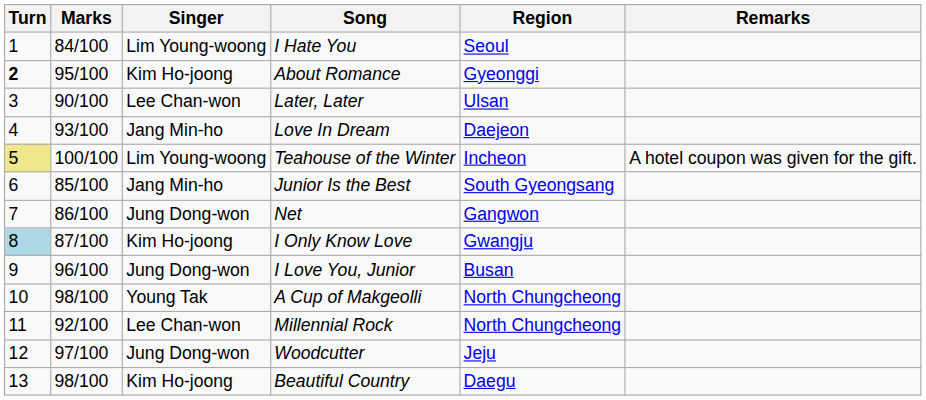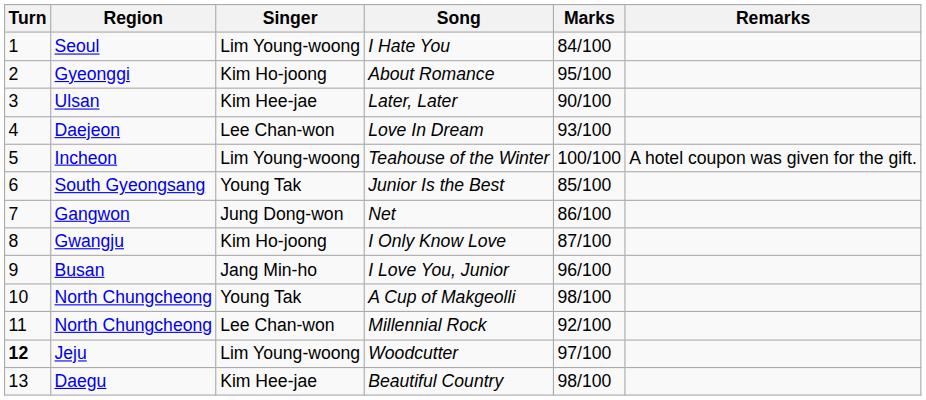columns swapped: (542, 18) <-> (86, 18)
(14, 74) bold -> (14, 74) normal
(183, 102) Lee Chan-won -> (269, 102) Kim Hee-jae
(175, 130) Jang Min-ho -> (277, 130) Lee Chan-won
(14, 158) khaki background -> (14, 158) no background
(175, 185) Jang Min-ho -> (261, 185) Young Tak
(14, 241) lightblue background -> (14, 241) no background
(188, 269) Jung Dong-won -> (269, 269) Jang Min-ho
(18, 353) normal -> (18, 353) bold
(188, 353) Jung Dong-won -> (290, 353) Lim Young-woong
(180, 381) Kim Ho-joong -> (269, 381) Kim Hee-jae
